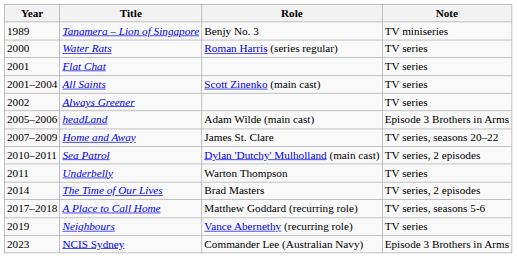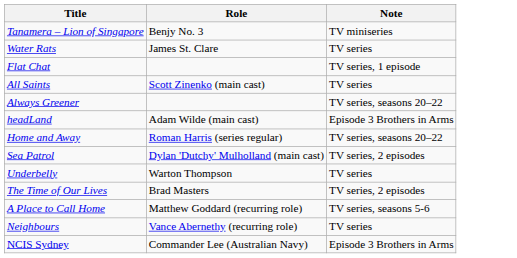- column: (32, 13)
(271, 48) Roman Harris (series regular) -> (183, 48) James St. Clare
(406, 66) TV series -> (375, 66) TV series, 1 episode
(406, 102) TV series -> (386, 102) TV series, seasons 20–22
(239, 137) James St. Clare -> (215, 137) Roman Harris (series regular)
